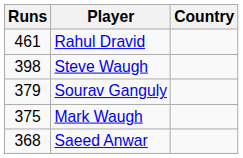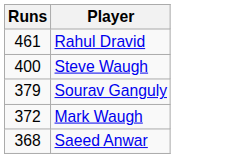- column: (204, 16)
(28, 66) 398 -> (28, 66) 400
(28, 116) 375 -> (28, 116) 372
